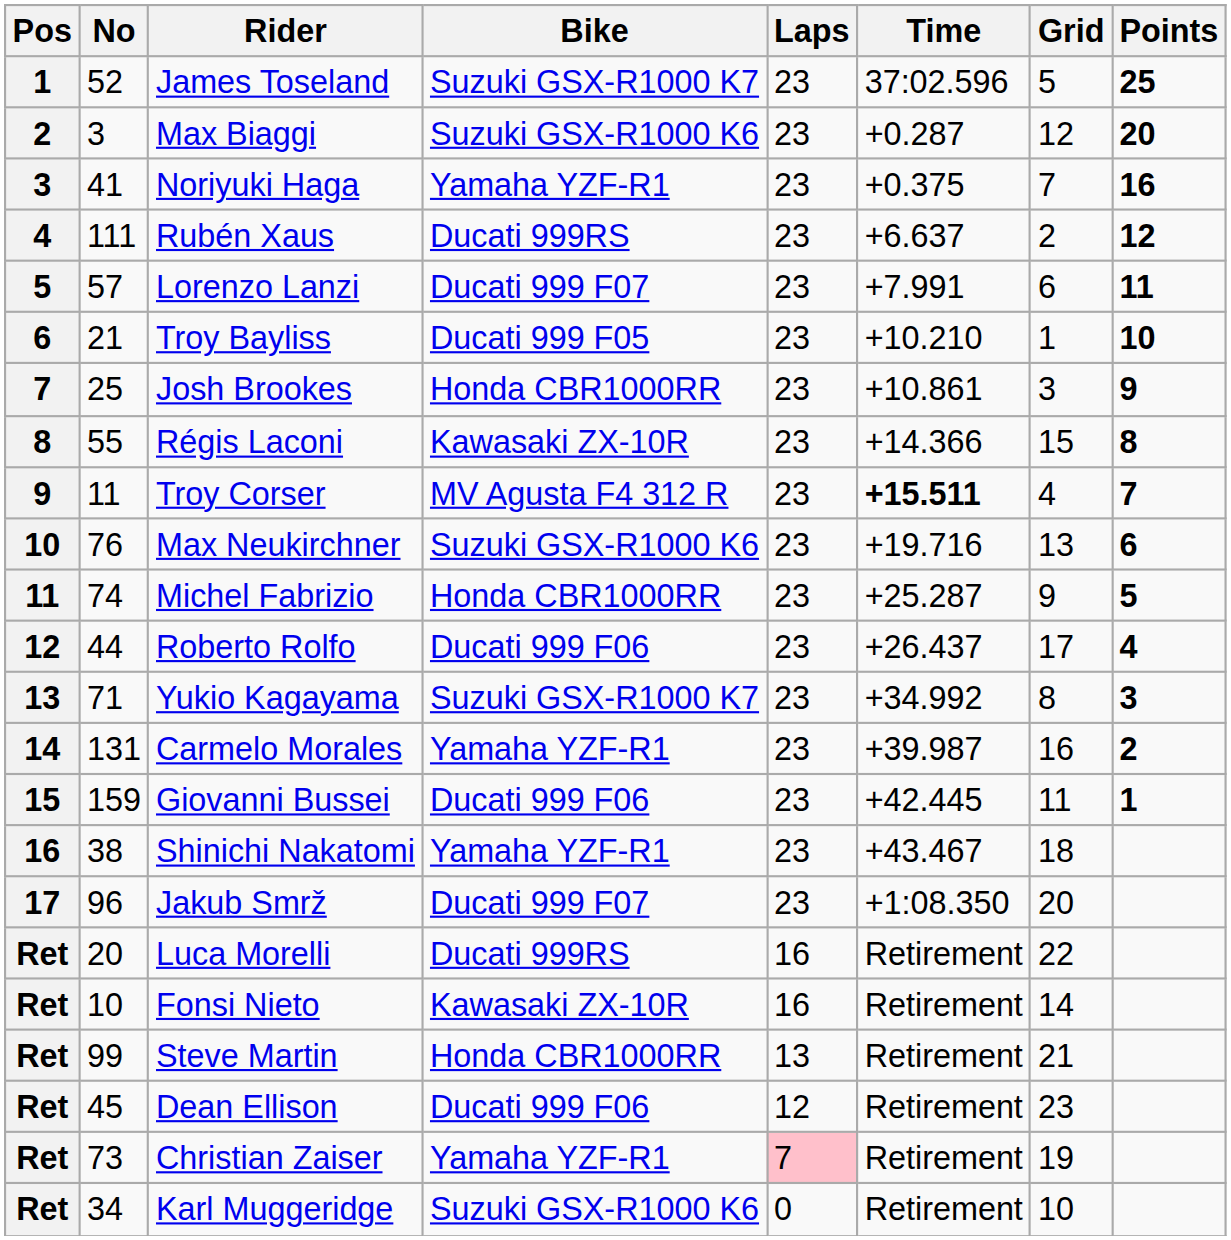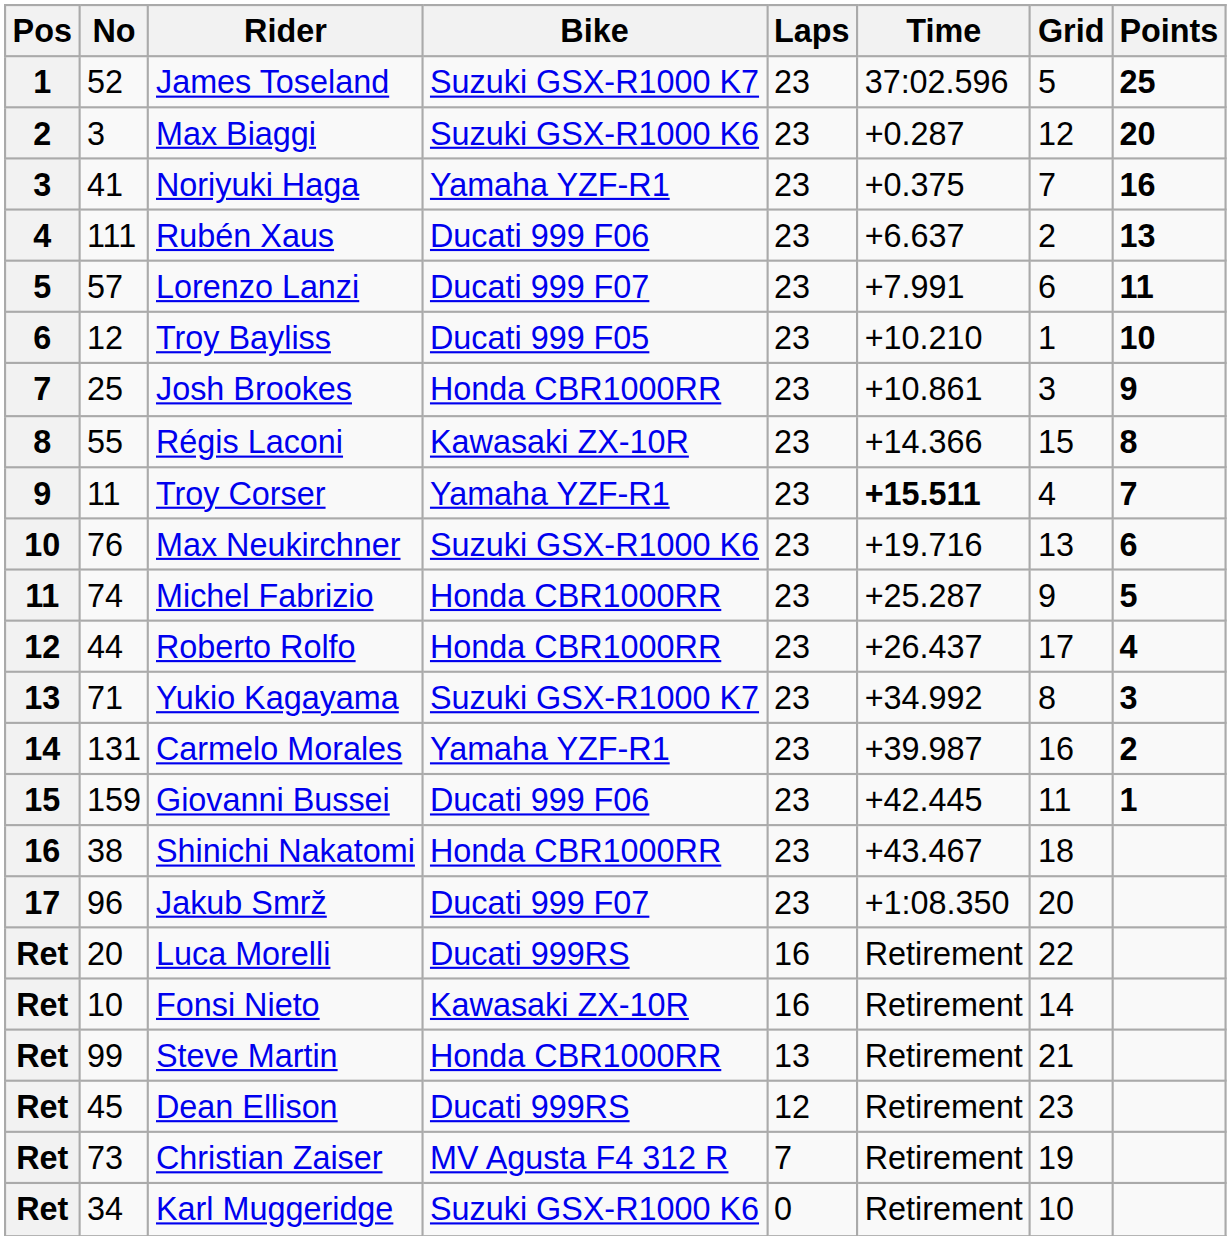(530, 236) Ducati 999RS -> (540, 236) Ducati 999 F06
(1137, 236) 12 -> (1137, 236) 13
(105, 338) 21 -> (105, 338) 12
(579, 492) MV Agusta F4 312 R -> (550, 492) Yamaha YZF-R1
(540, 646) Ducati 999 F06 -> (576, 646) Honda CBR1000RR
(550, 851) Yamaha YZF-R1 -> (576, 851) Honda CBR1000RR
(540, 1107) Ducati 999 F06 -> (530, 1107) Ducati 999RS
(550, 1158) Yamaha YZF-R1 -> (579, 1158) MV Agusta F4 312 R
(783, 1158) pink background -> (783, 1158) no background
